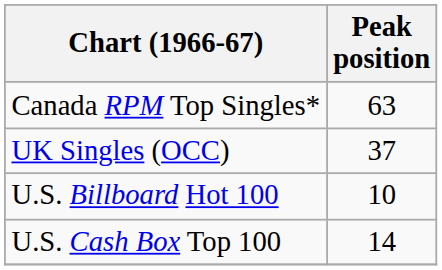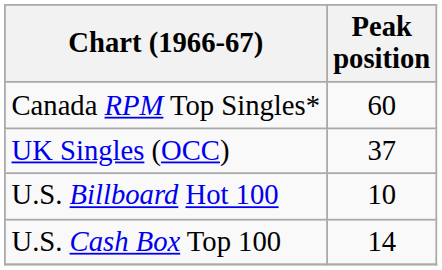(382, 104) 63 -> (382, 104) 60
